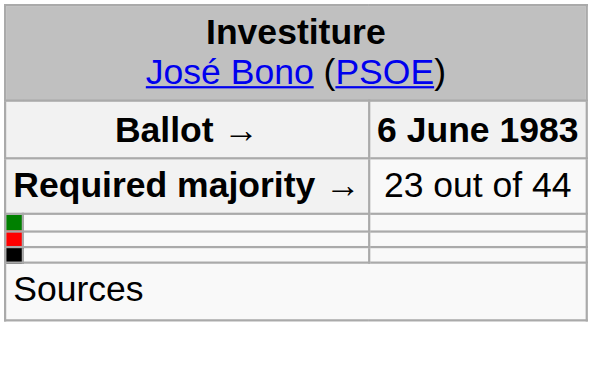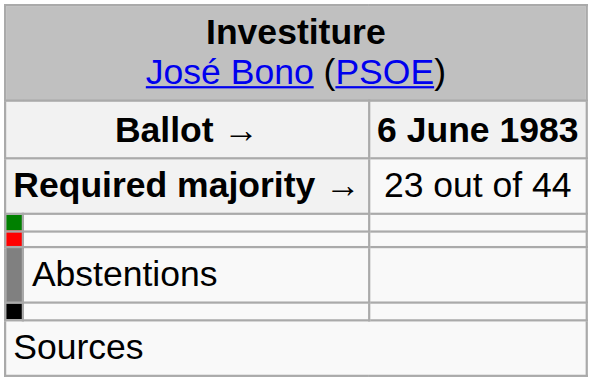+ row: (14, 275)
